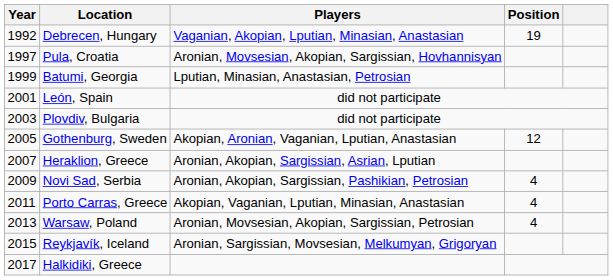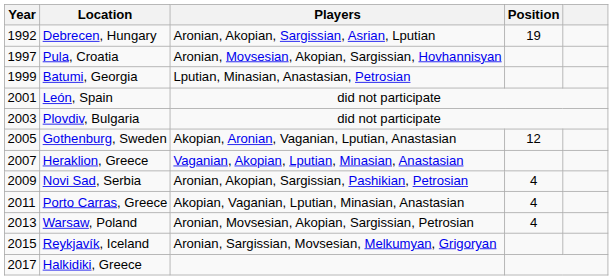(318, 35) Vaganian, Akopian, Lputian, Minasian, Anastasian -> (304, 35) Aronian, Akopian, Sargissian, Asrian, Lputian
(304, 160) Aronian, Akopian, Sargissian, Asrian, Lputian -> (318, 160) Vaganian, Akopian, Lputian, Minasian, Anastasian
